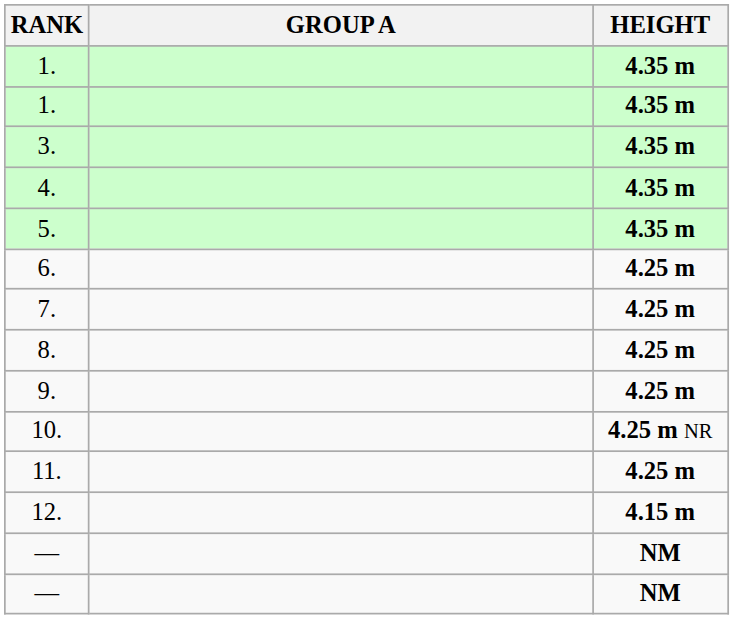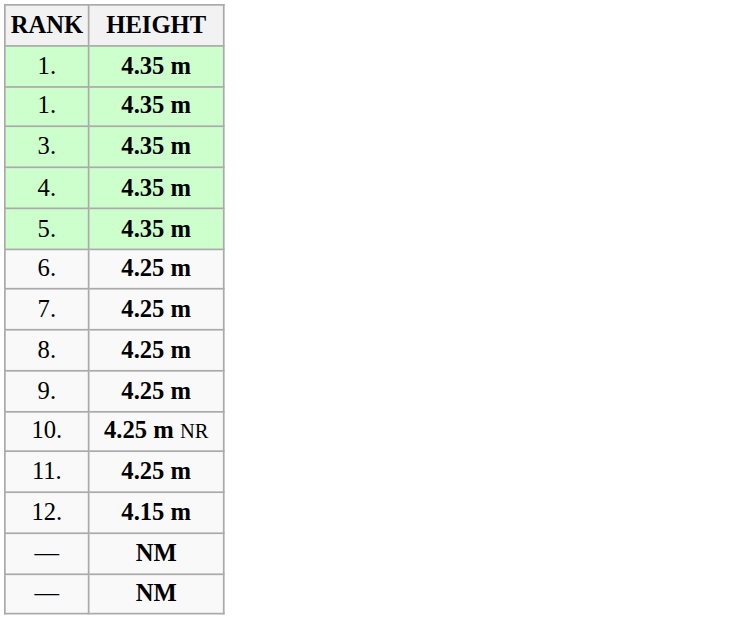- column: (341, 25)
